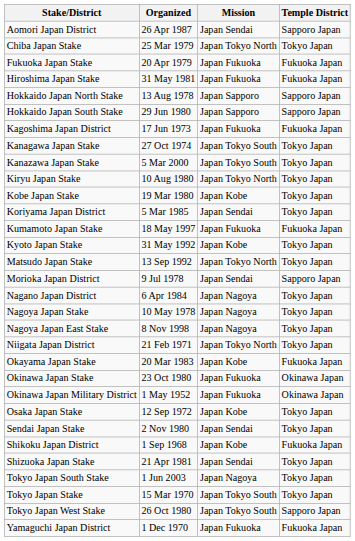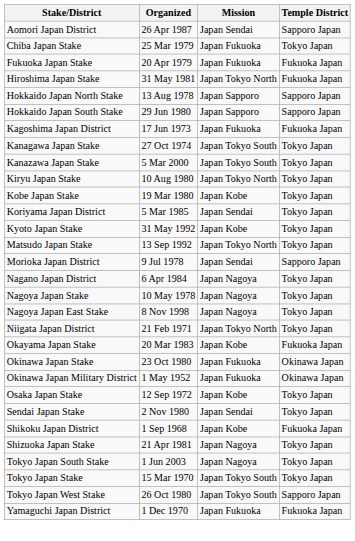(238, 46) Japan Tokyo North -> (230, 46) Japan Fukuoka
(230, 79) Japan Fukuoka -> (238, 79) Japan Tokyo North
- row: (55, 229)
(226, 462) Japan Sendai -> (228, 445) Japan Nagoya
